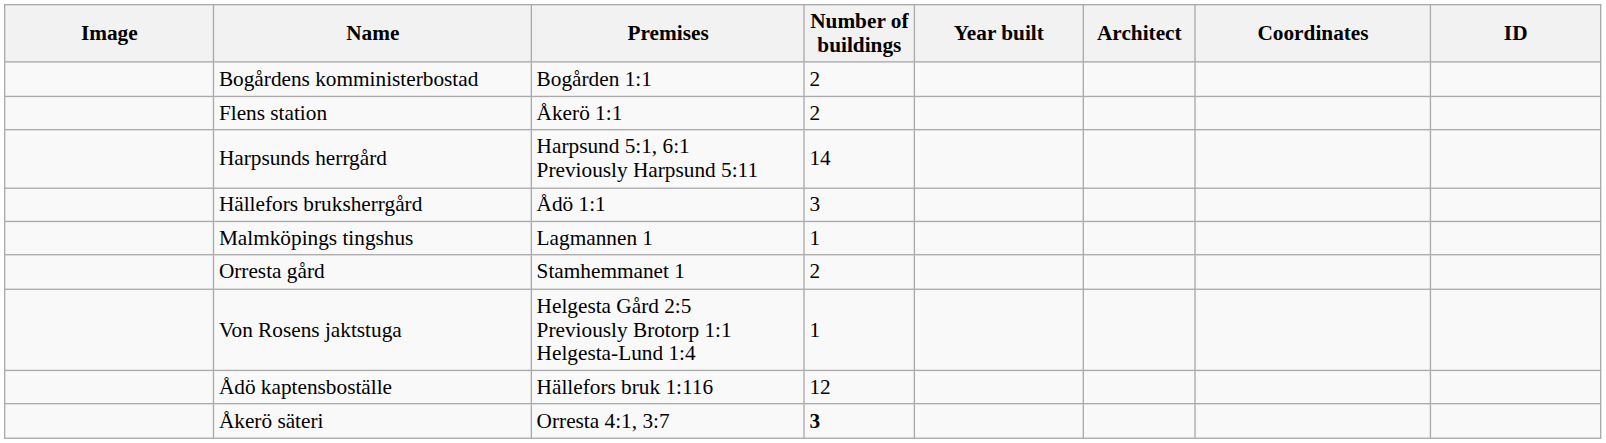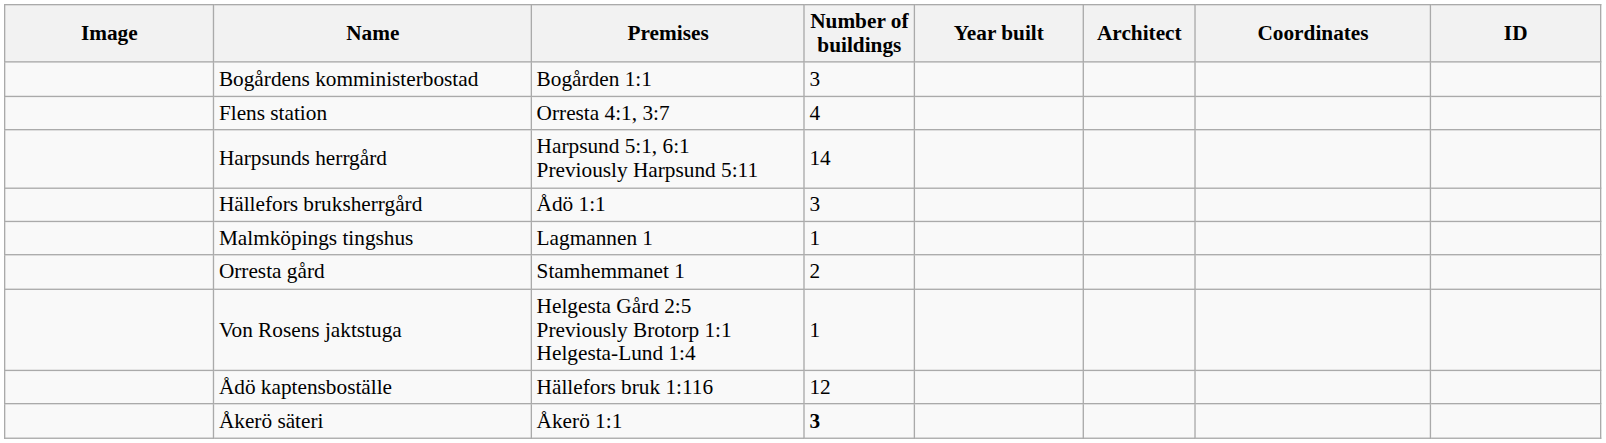(815, 79) 2 -> (815, 79) 3
(579, 112) Åkerö 1:1 -> (603, 112) Orresta 4:1, 3:7
(815, 112) 2 -> (815, 112) 4
(603, 420) Orresta 4:1, 3:7 -> (579, 420) Åkerö 1:1
